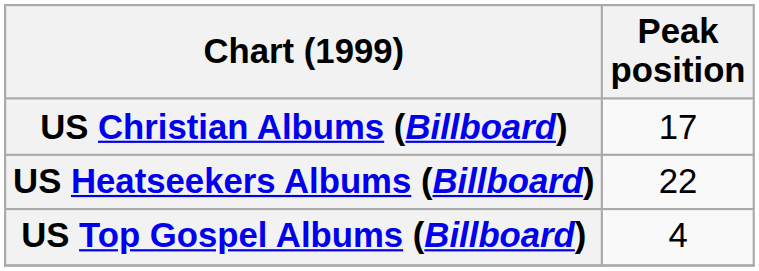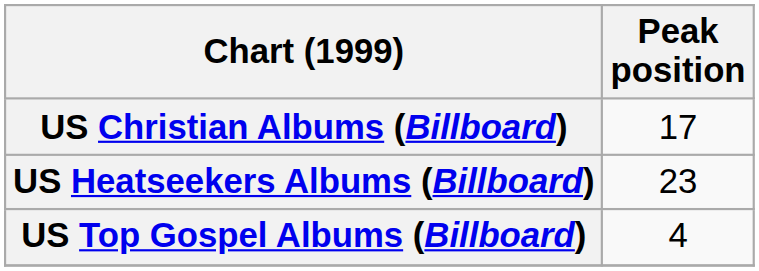(678, 181) 22 -> (678, 181) 23
